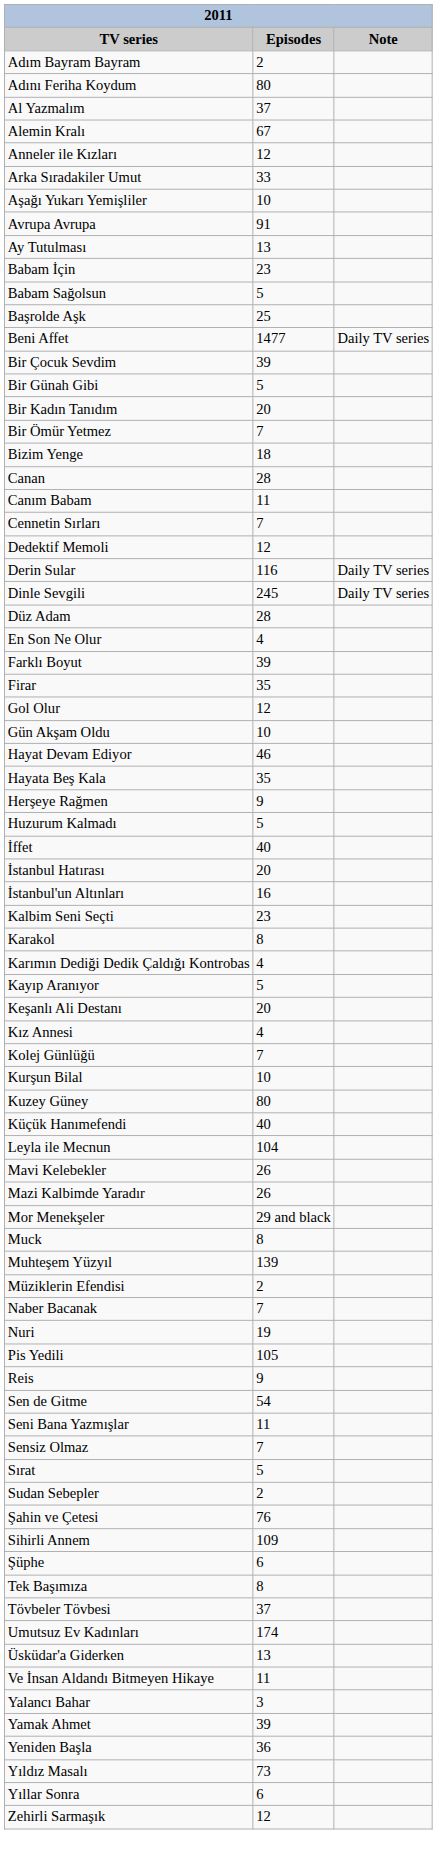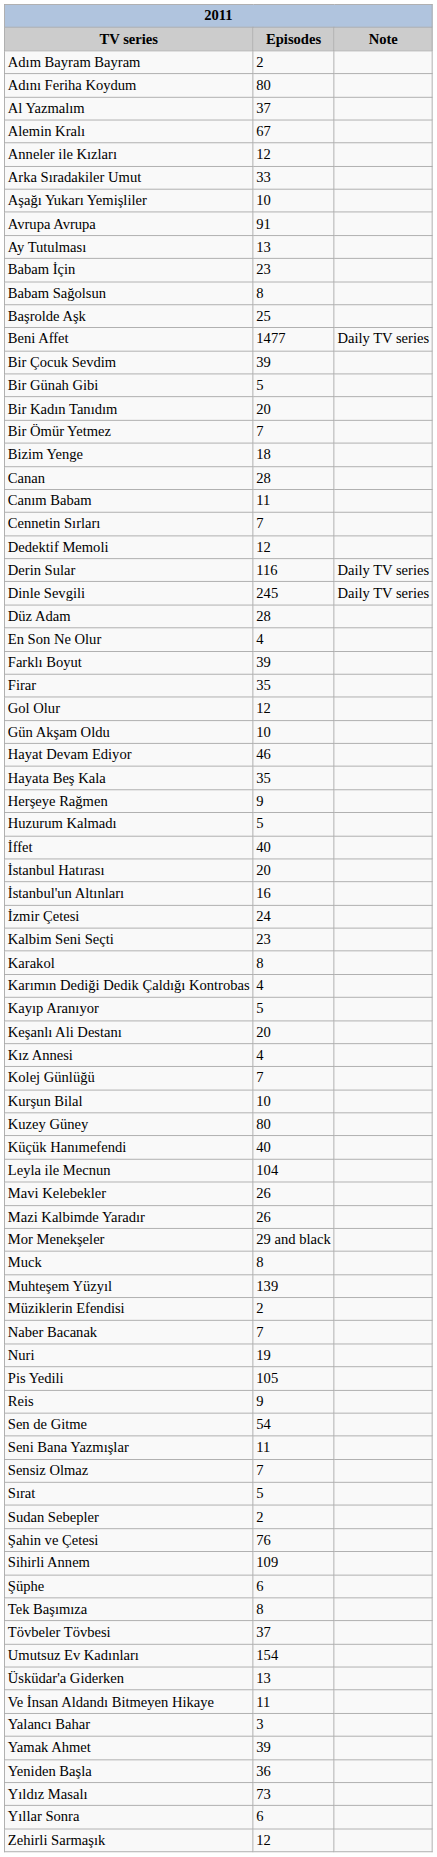(260, 293) 5 -> (260, 293) 8
+ row: (44, 916)
(267, 1632) 174 -> (267, 1655) 154
